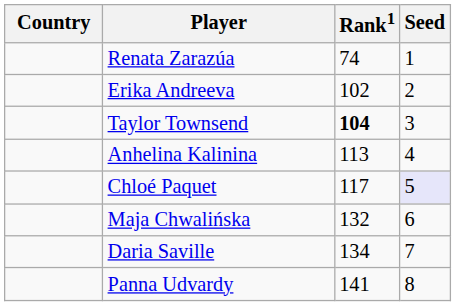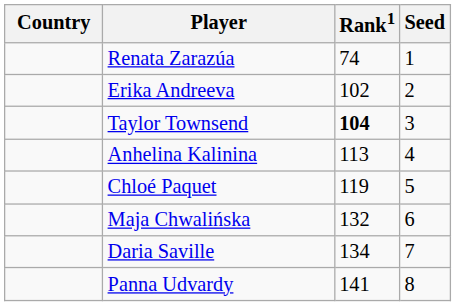(354, 187) 117 -> (354, 187) 119
(410, 187) lavender background -> (410, 187) no background
